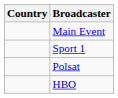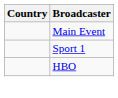- row: (66, 66)
